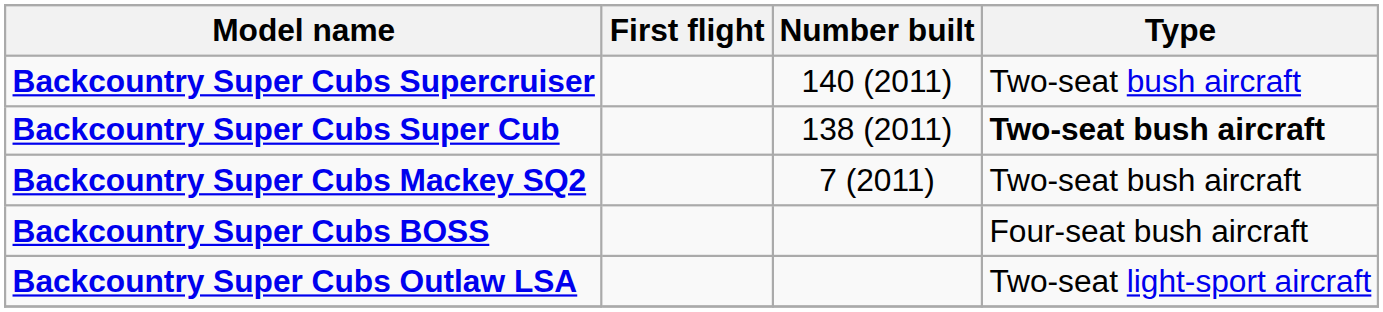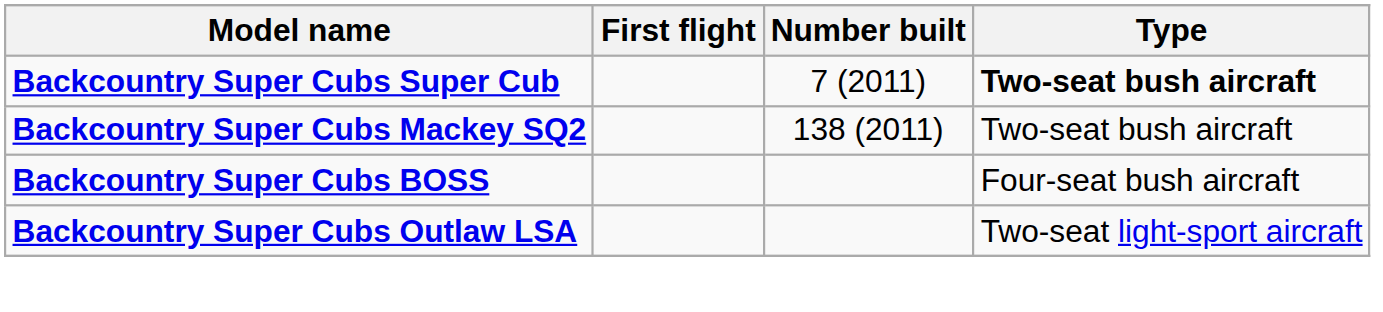- row: (304, 81)
(877, 131) 138 (2011) -> (868, 81) 7 (2011)
(877, 181) 7 (2011) -> (868, 131) 138 (2011)
